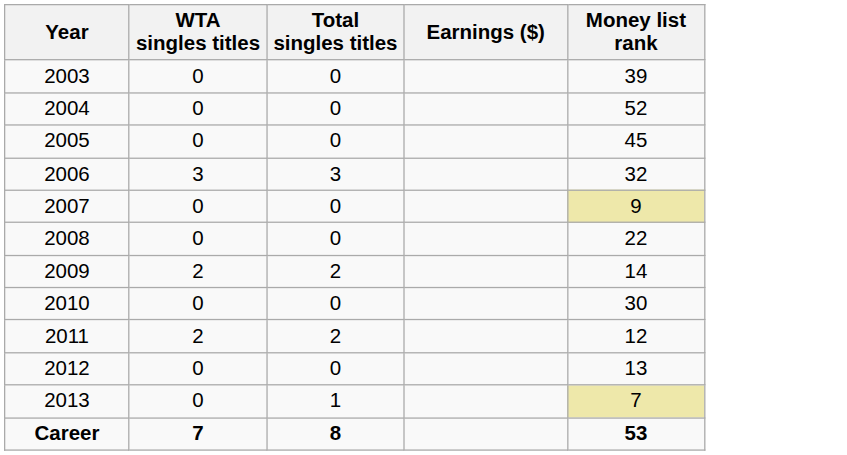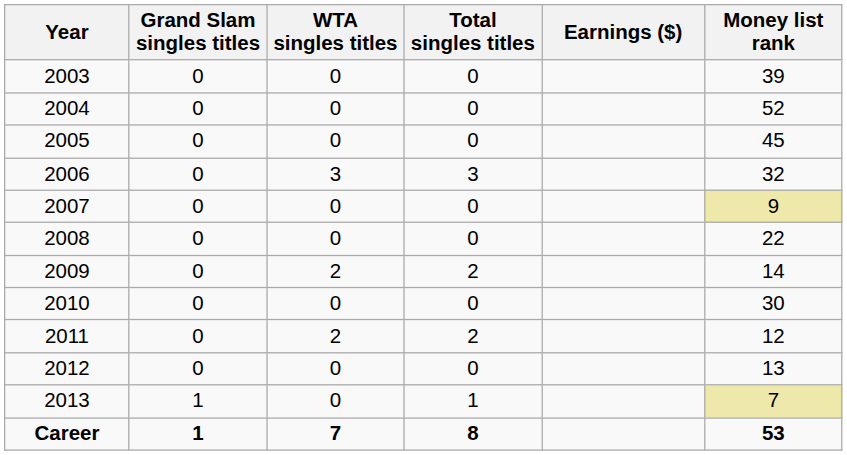+ column: (198, 32)
